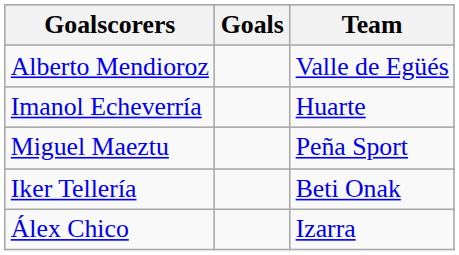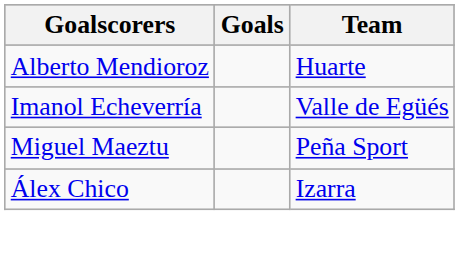(372, 65) Valle de Egüés -> (331, 65) Huarte
(331, 106) Huarte -> (372, 106) Valle de Egüés
- row: (74, 188)
